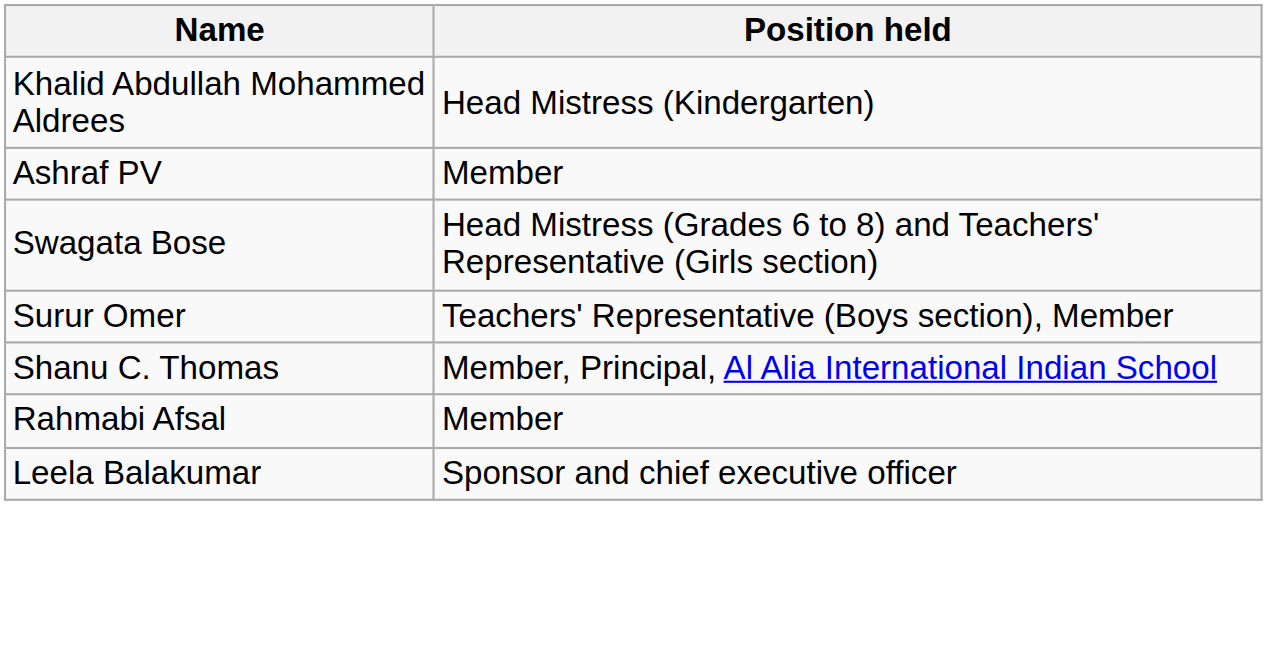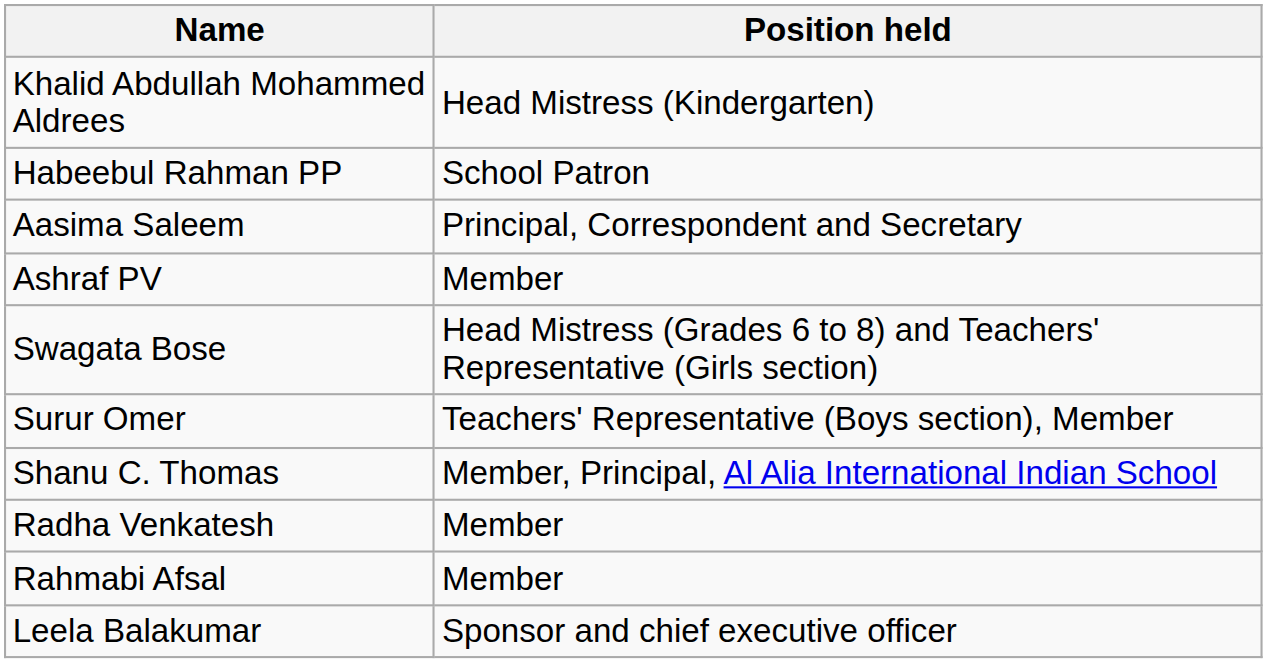+ row: (177, 173)
+ row: (129, 225)
+ row: (143, 525)
